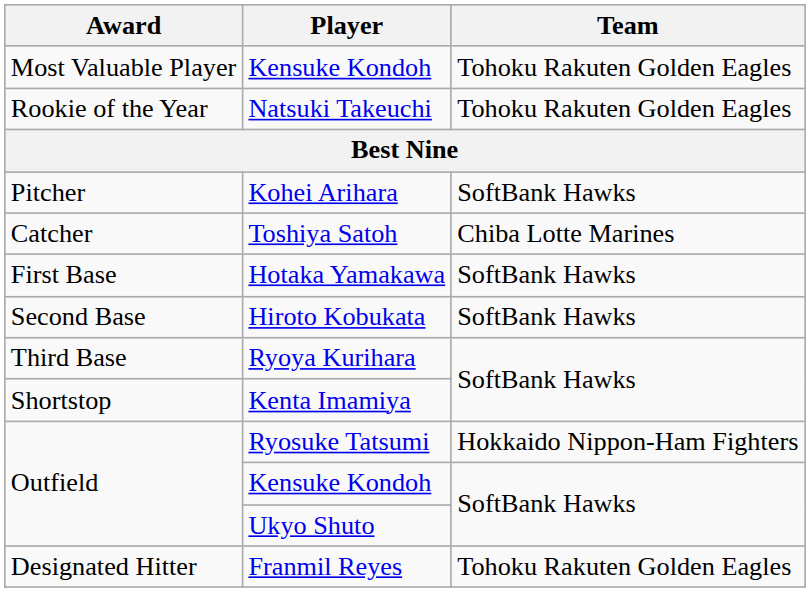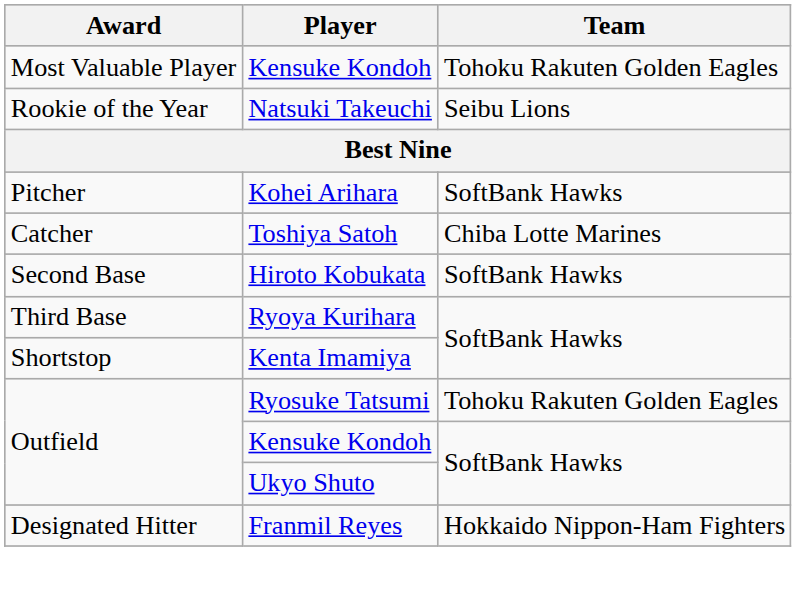(624, 108) Tohoku Rakuten Golden Eagles -> (507, 108) Seibu Lions
- row: (64, 274)
(628, 441) Hokkaido Nippon-Ham Fighters -> (611, 399) Tohoku Rakuten Golden Eagles
(624, 566) Tohoku Rakuten Golden Eagles -> (615, 524) Hokkaido Nippon-Ham Fighters
